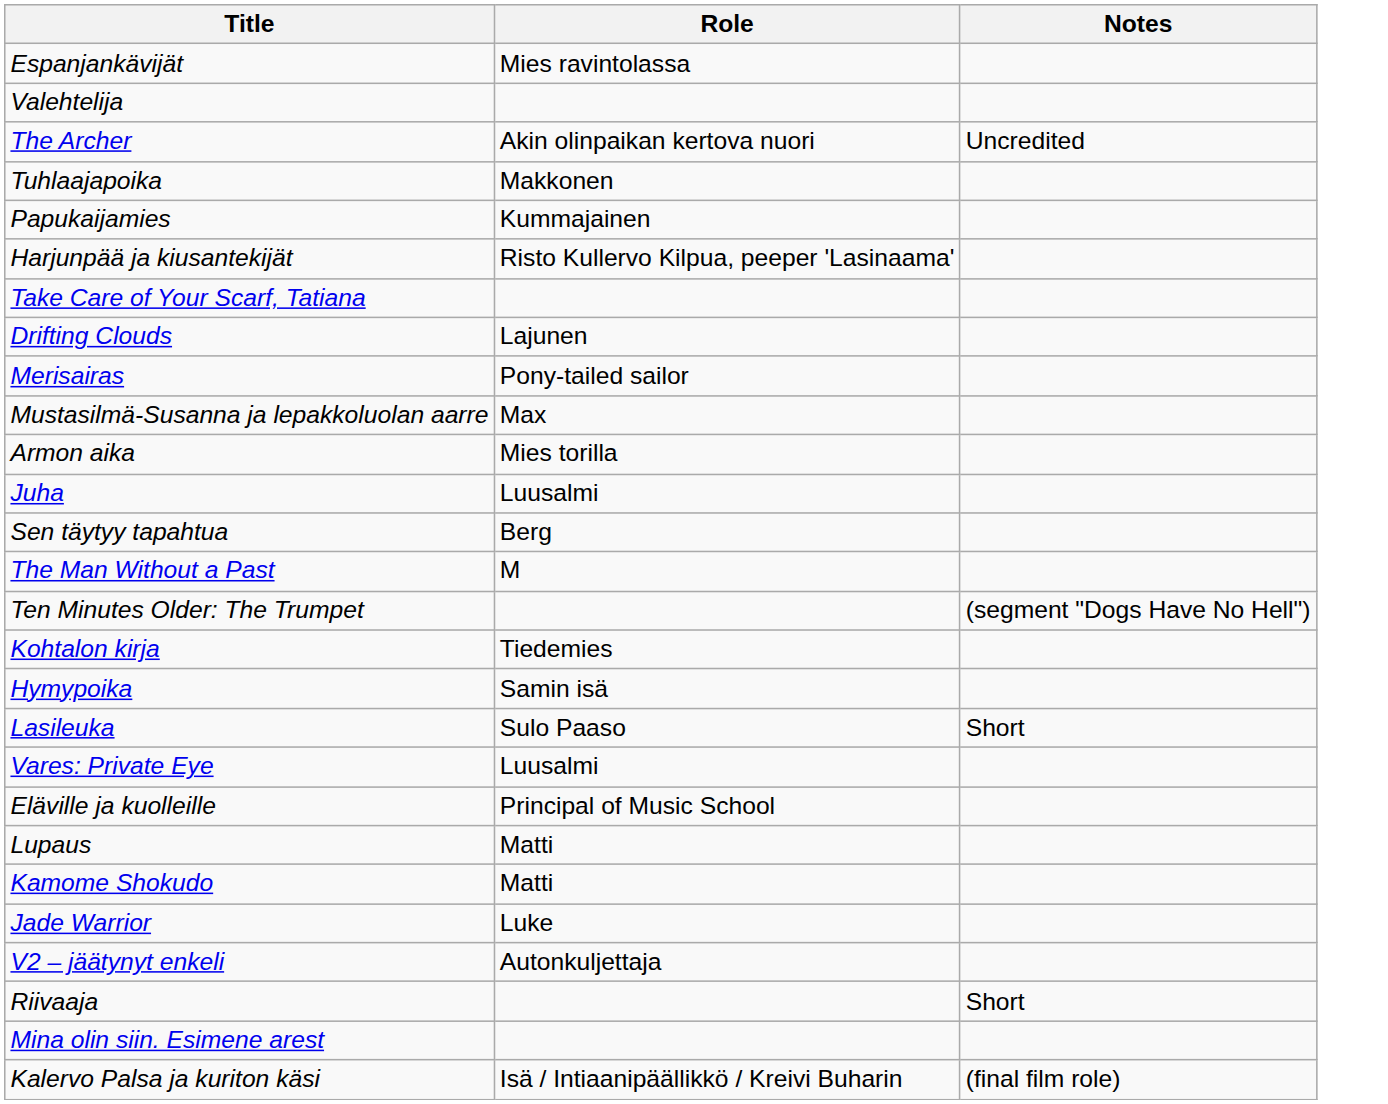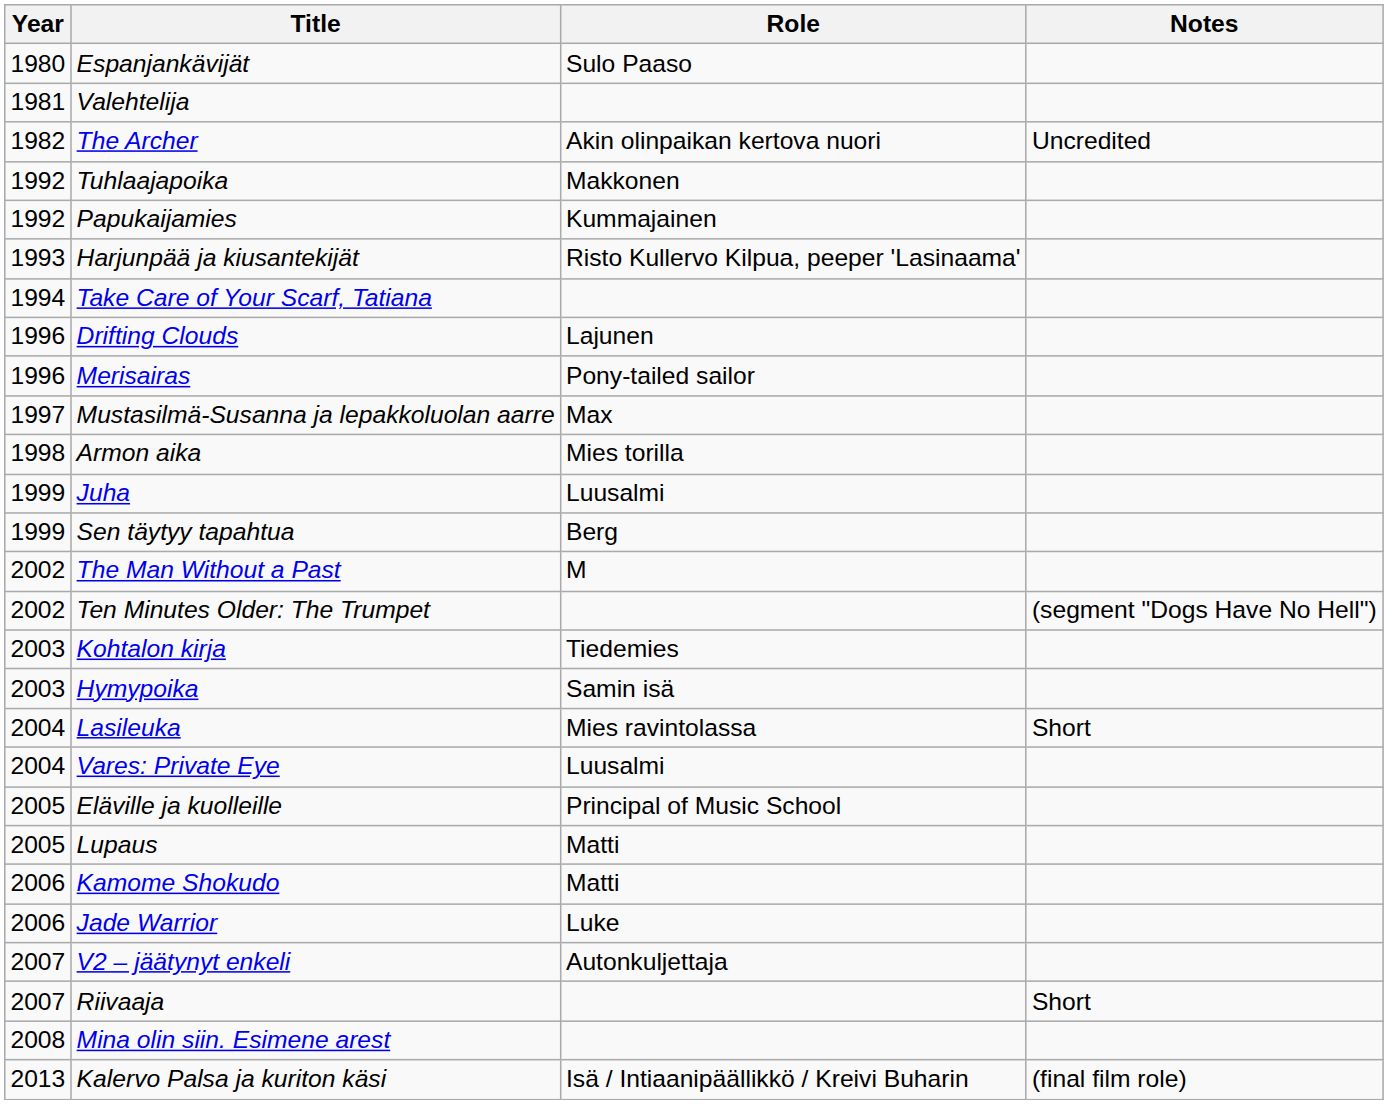+ column: (38, 24)
(595, 63) Mies ravintolassa -> (629, 63) Sulo Paaso
(563, 727) Sulo Paaso -> (661, 727) Mies ravintolassa
